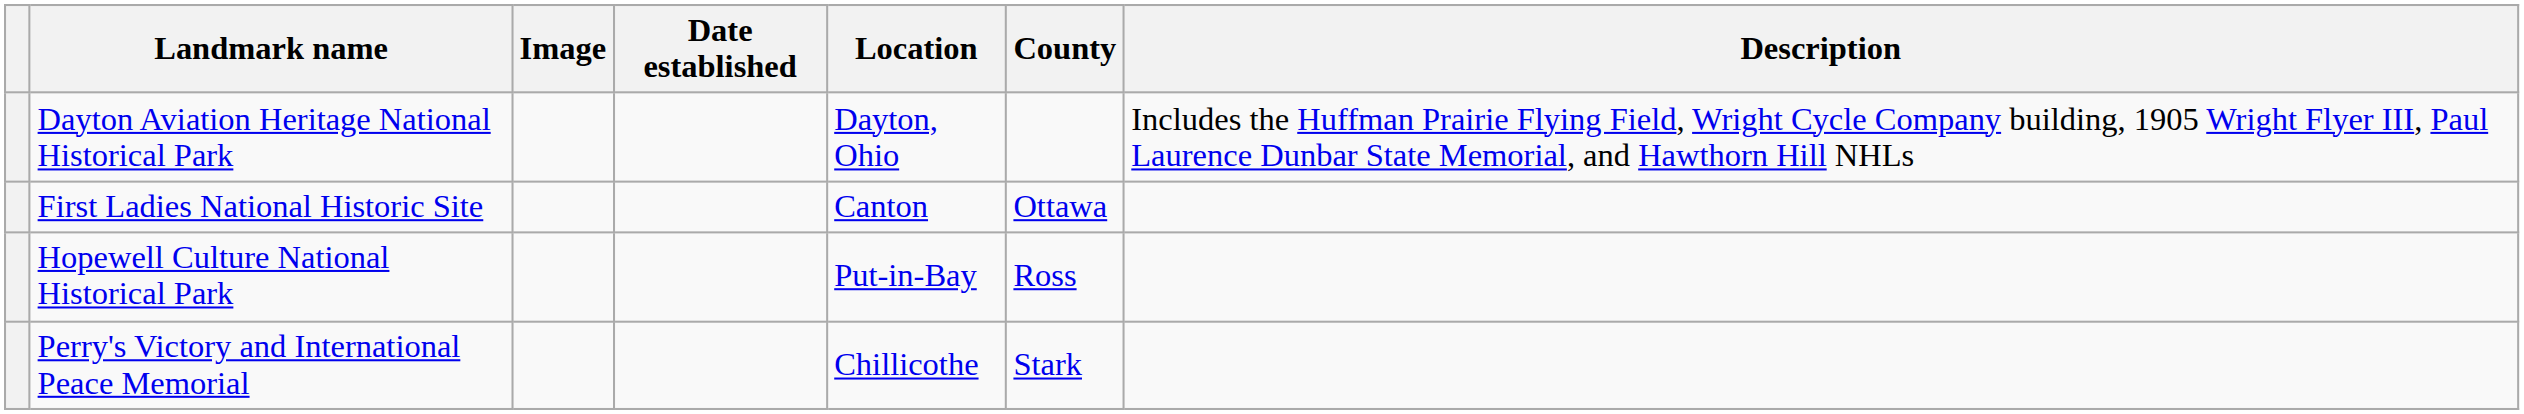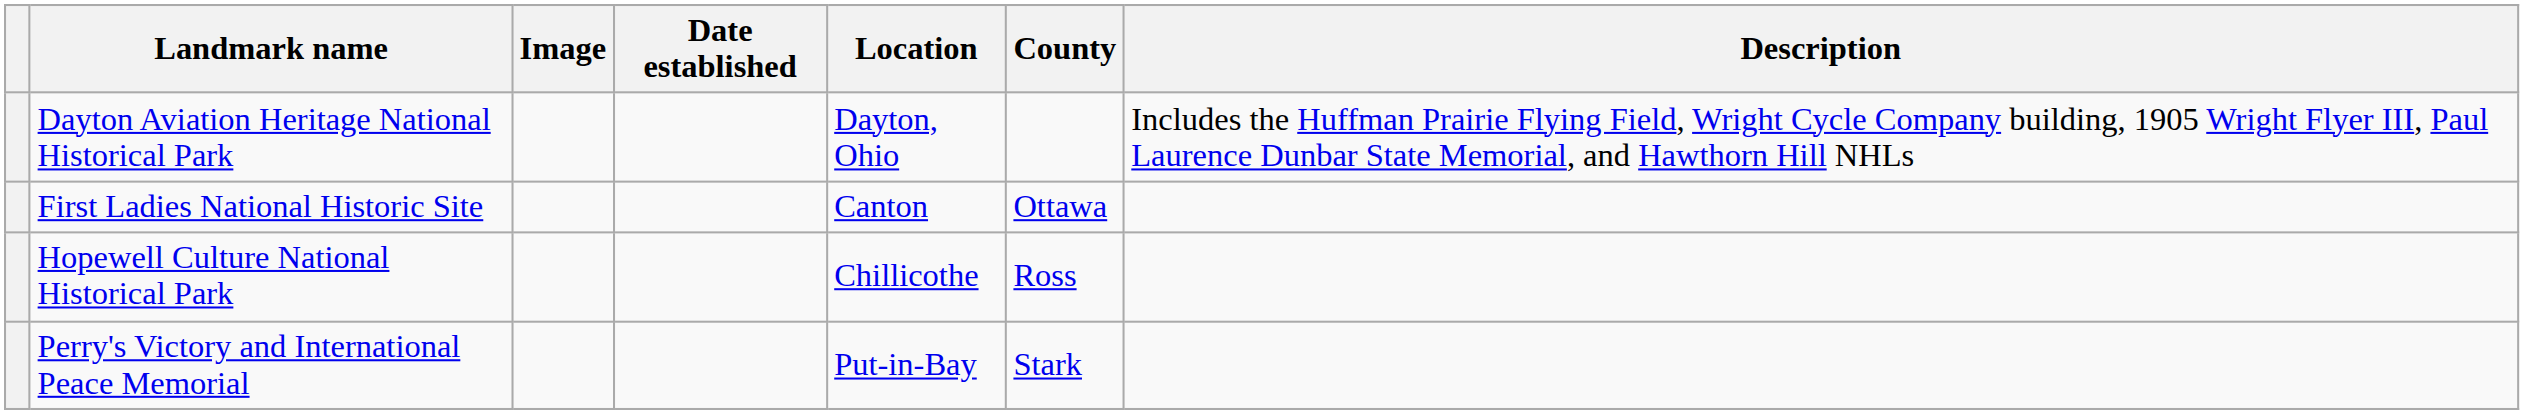(905, 276) Put-in-Bay -> (906, 276) Chillicothe
(906, 364) Chillicothe -> (905, 364) Put-in-Bay
